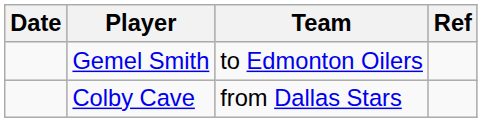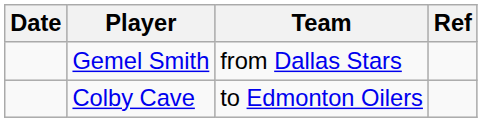(322, 60) to Edmonton Oilers -> (311, 60) from Dallas Stars
(311, 98) from Dallas Stars -> (322, 98) to Edmonton Oilers
